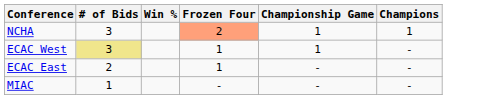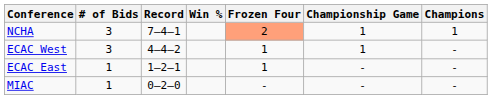+ column: (164, 13)
(109, 49) khaki background -> (109, 49) no background
(109, 67) 2 -> (109, 67) 1
